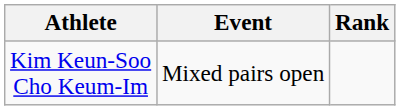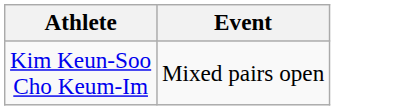- column: (362, 22)
